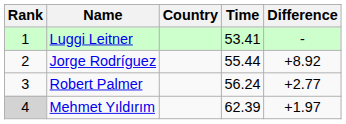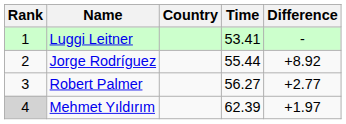(243, 84) 56.24 -> (243, 84) 56.27
